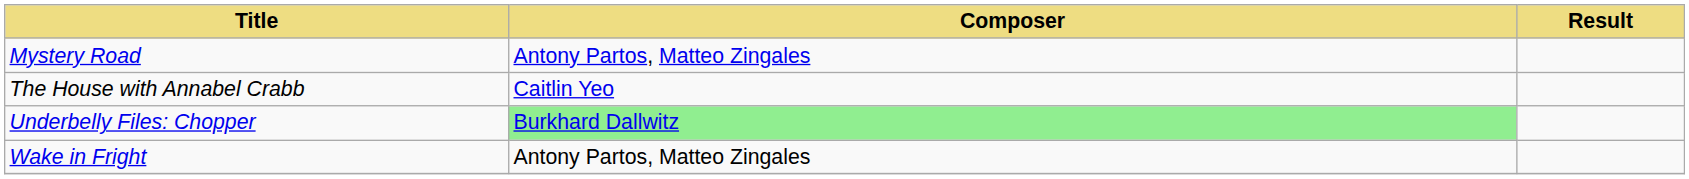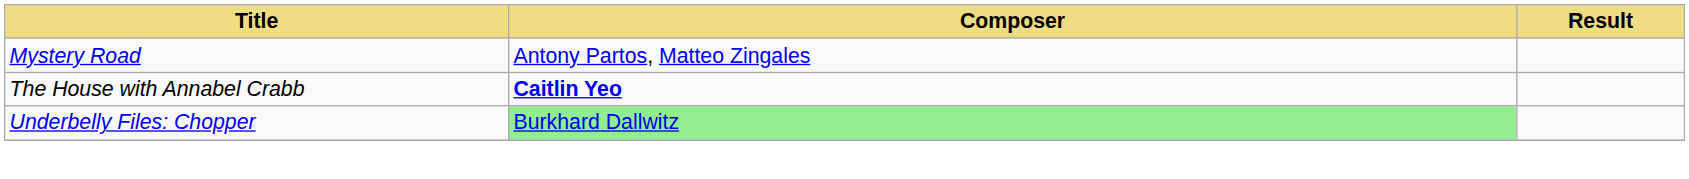(564, 88) normal -> (568, 88) bold
- row: (78, 156)
